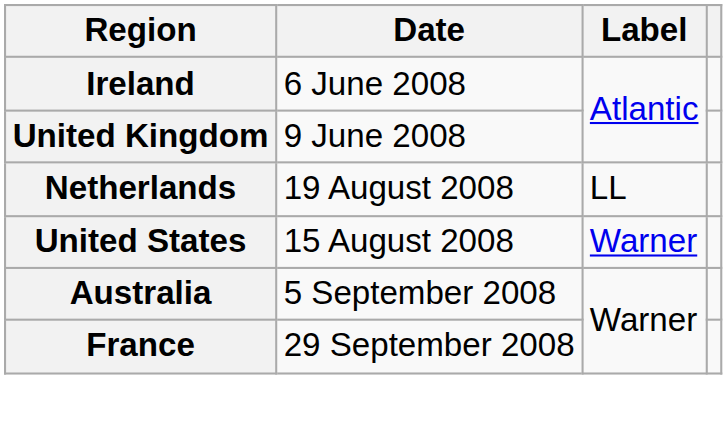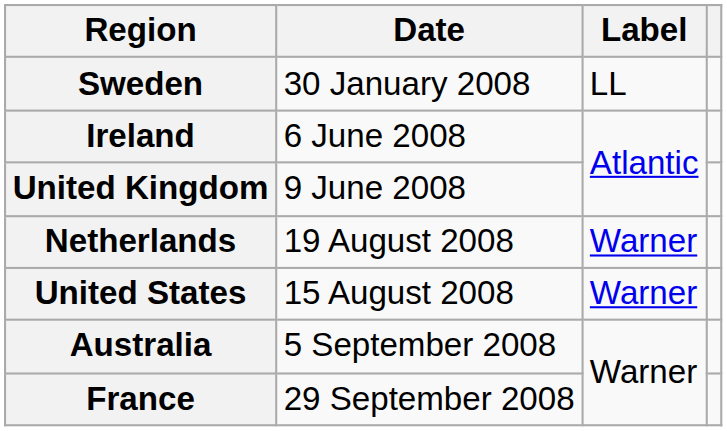+ row: (141, 83)
(608, 188) LL -> (644, 240) Warner
